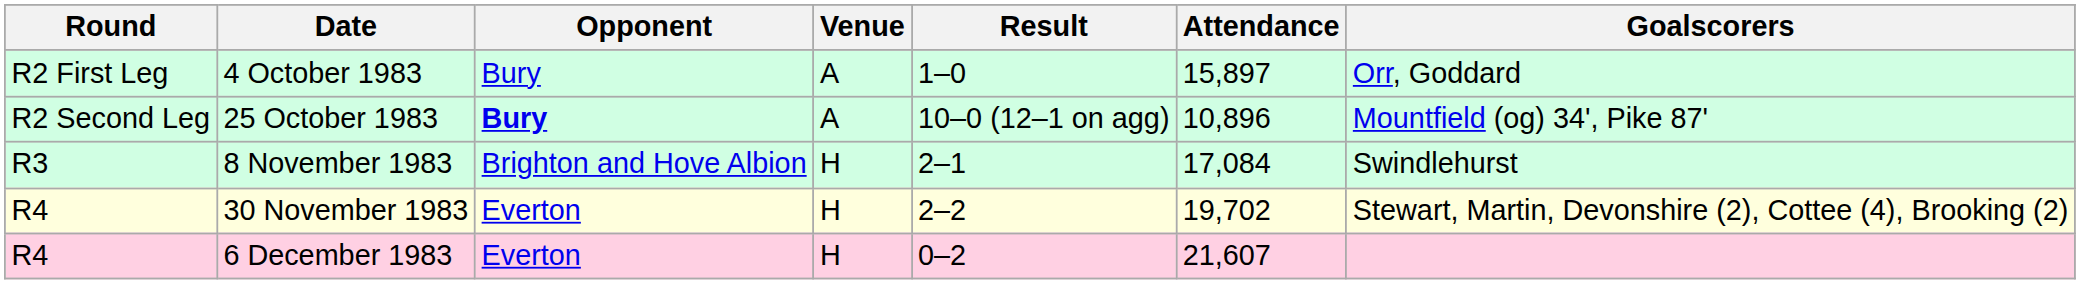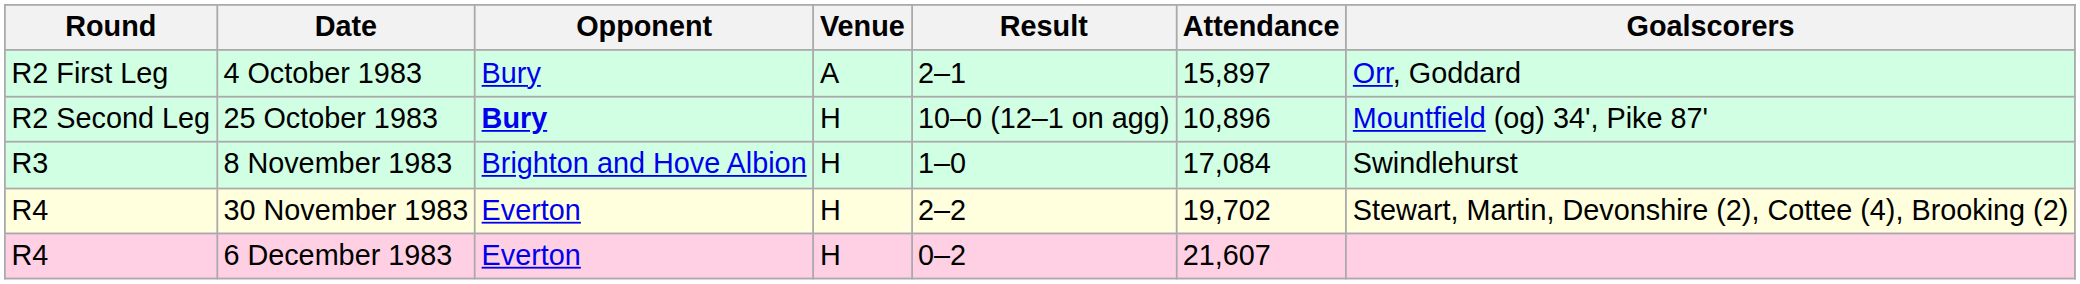(942, 73) 1–0 -> (942, 73) 2–1
(830, 118) A -> (830, 118) H
(942, 164) 2–1 -> (942, 164) 1–0
